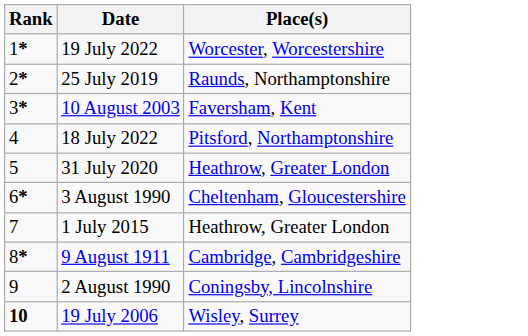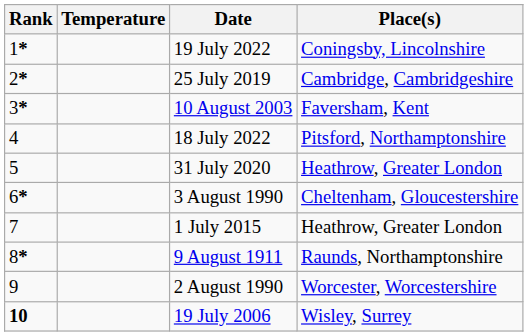+ column: (113, 19)
(286, 49) Worcester, Worcestershire -> (393, 49) Coningsby, Lincolnshire
(289, 78) Raunds, Northamptonshire -> (407, 78) Cambridge, Cambridgeshire
(294, 256) Cambridge, Cambridgeshire -> (402, 256) Raunds, Northamptonshire
(280, 286) Coningsby, Lincolnshire -> (399, 286) Worcester, Worcestershire
